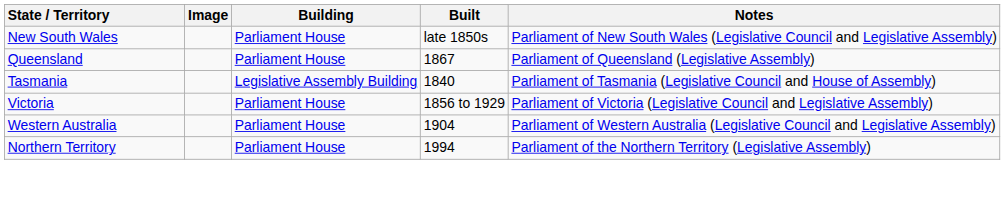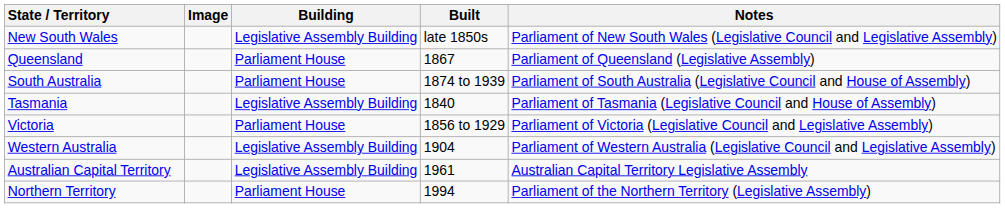(290, 37) Parliament House -> (326, 37) Legislative Assembly Building
+ row: (54, 81)
(290, 125) Parliament House -> (326, 147) Legislative Assembly Building
+ row: (89, 170)
